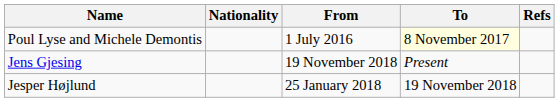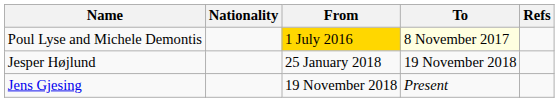(319, 39) no background -> (319, 39) gold background
rows swapped: (52, 85) <-> (45, 62)
